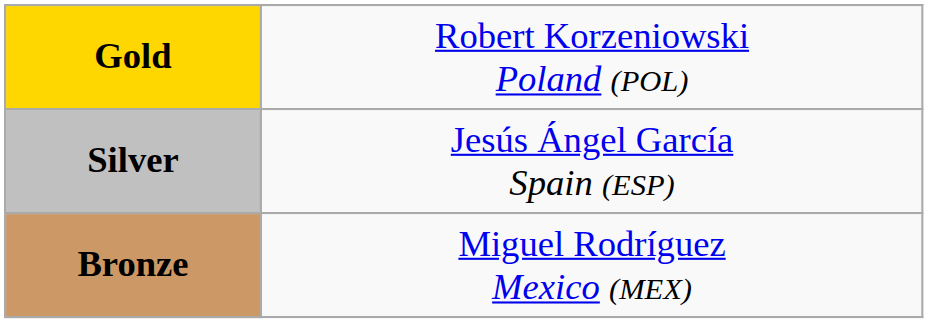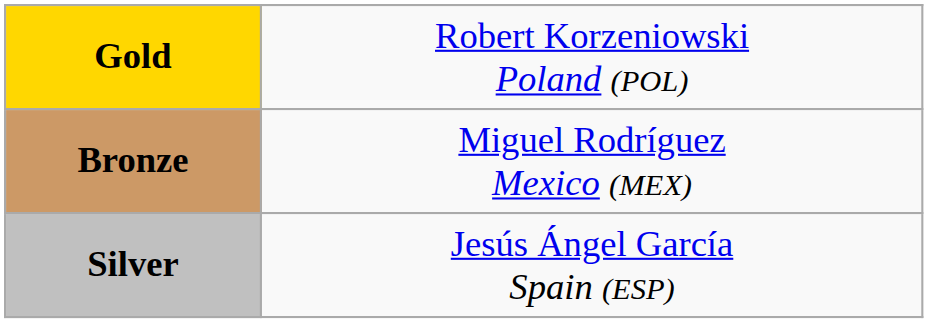rows swapped: (133, 160) <-> (133, 264)
